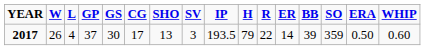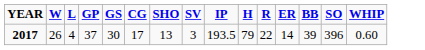- column: (362, 14)
(334, 34) 359 -> (334, 34) 396
